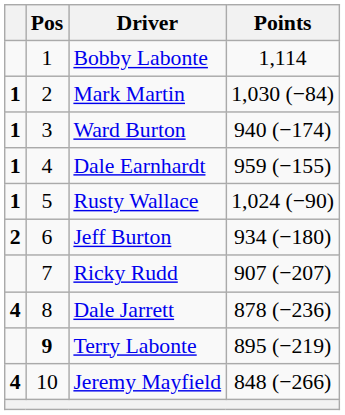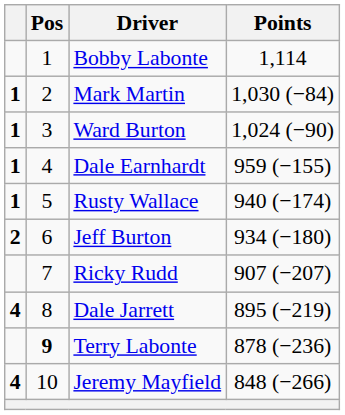(283, 130) 940 (−174) -> (283, 130) 1,024 (−90)
(283, 201) 1,024 (−90) -> (283, 201) 940 (−174)
(283, 309) 878 (−236) -> (283, 309) 895 (−219)
(283, 345) 895 (−219) -> (283, 345) 878 (−236)
